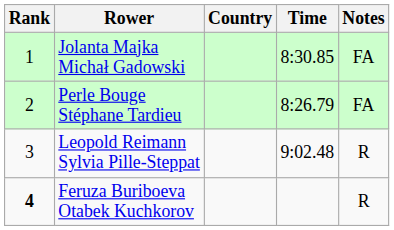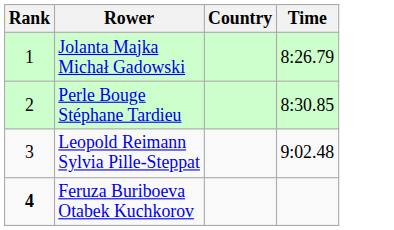- column: (364, 18)
(307, 56) 8:30.85 -> (307, 56) 8:26.79
(307, 104) 8:26.79 -> (307, 104) 8:30.85
